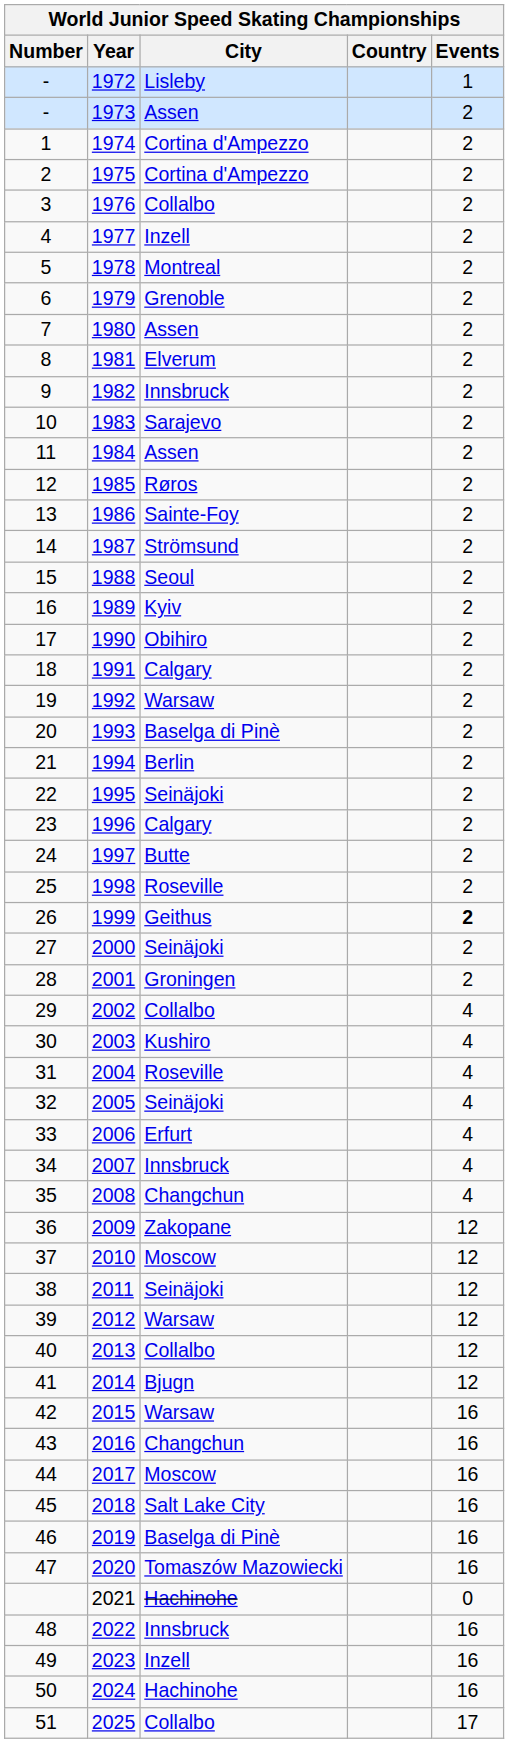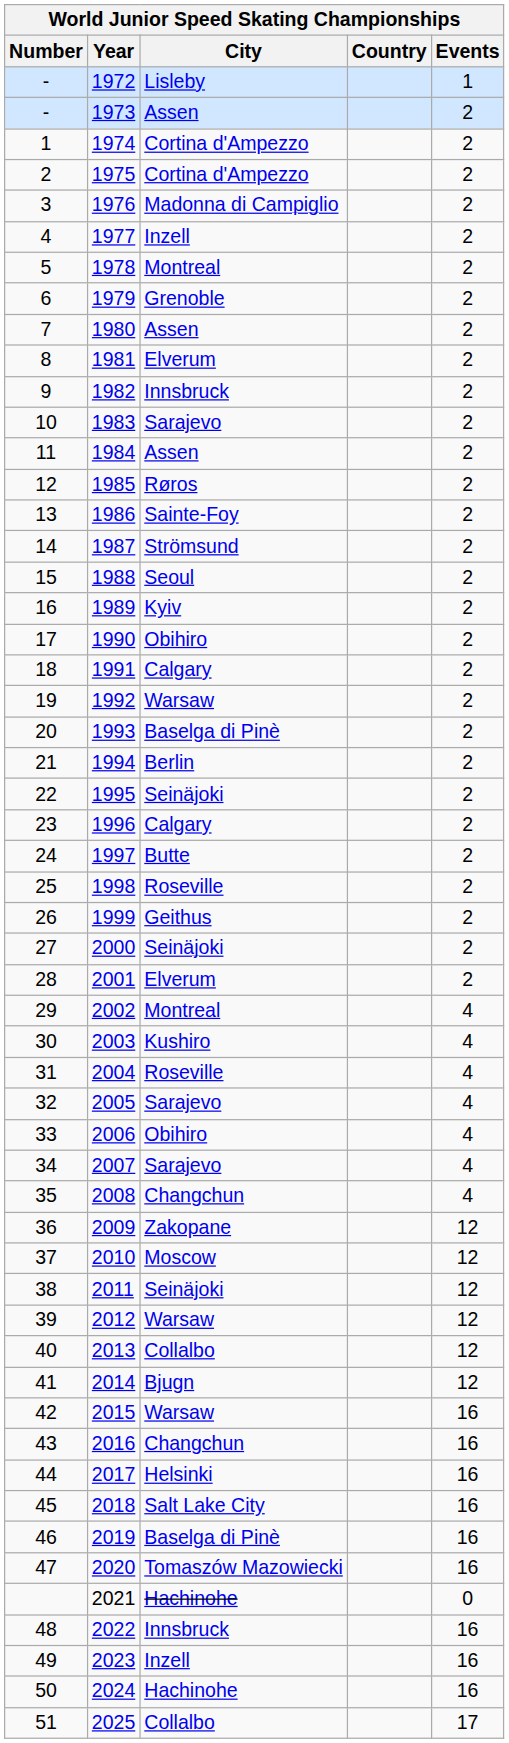(180, 205) Collalbo -> (241, 205) Madonna di Campiglio
(468, 917) bold -> (468, 917) normal
(190, 979) Groningen -> (180, 979) Elverum
(180, 1010) Collalbo -> (182, 1010) Montreal
(184, 1103) Seinäjoki -> (183, 1103) Sarajevo
(168, 1134) Erfurt -> (176, 1134) Obihiro
(187, 1165) Innsbruck -> (183, 1165) Sarajevo
(180, 1474) Moscow -> (178, 1474) Helsinki
